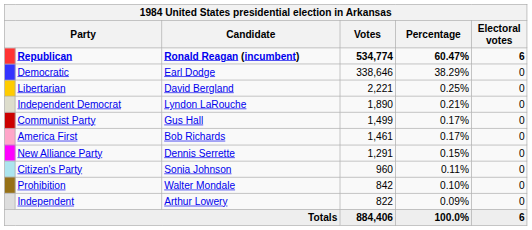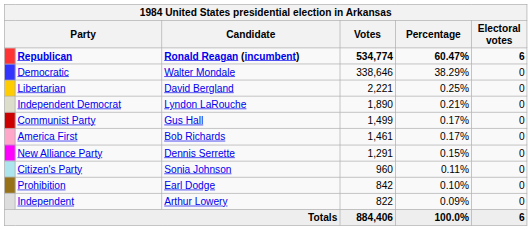(190, 72) Earl Dodge -> (200, 72) Walter Mondale
(200, 185) Walter Mondale -> (190, 185) Earl Dodge
